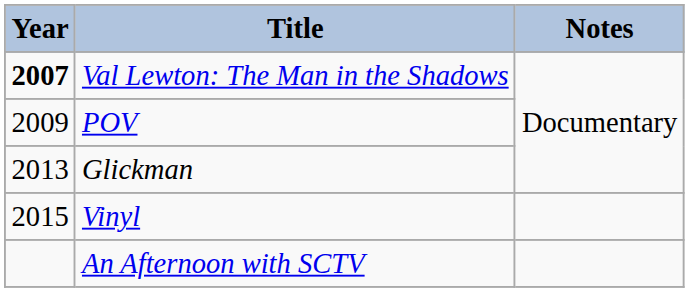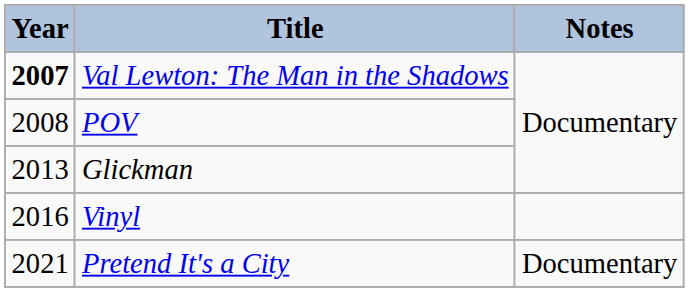(40, 122) 2009 -> (40, 122) 2008
(40, 216) 2015 -> (40, 216) 2016
+ row: (186, 263)
- row: (223, 263)
